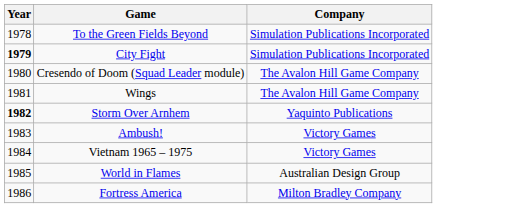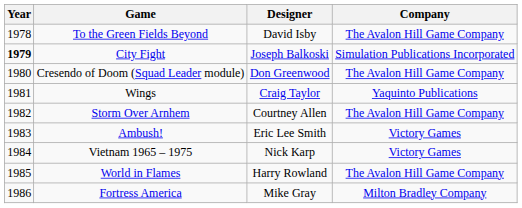+ column: (290, 14)
(340, 34) Simulation Publications Incorporated -> (425, 34) The Avalon Hill Game Company
(340, 93) The Avalon Hill Game Company -> (425, 93) Yaquinto Publications
(19, 113) bold -> (19, 113) normal
(340, 113) Yaquinto Publications -> (425, 113) The Avalon Hill Game Company
(340, 172) Australian Design Group -> (425, 172) The Avalon Hill Game Company
